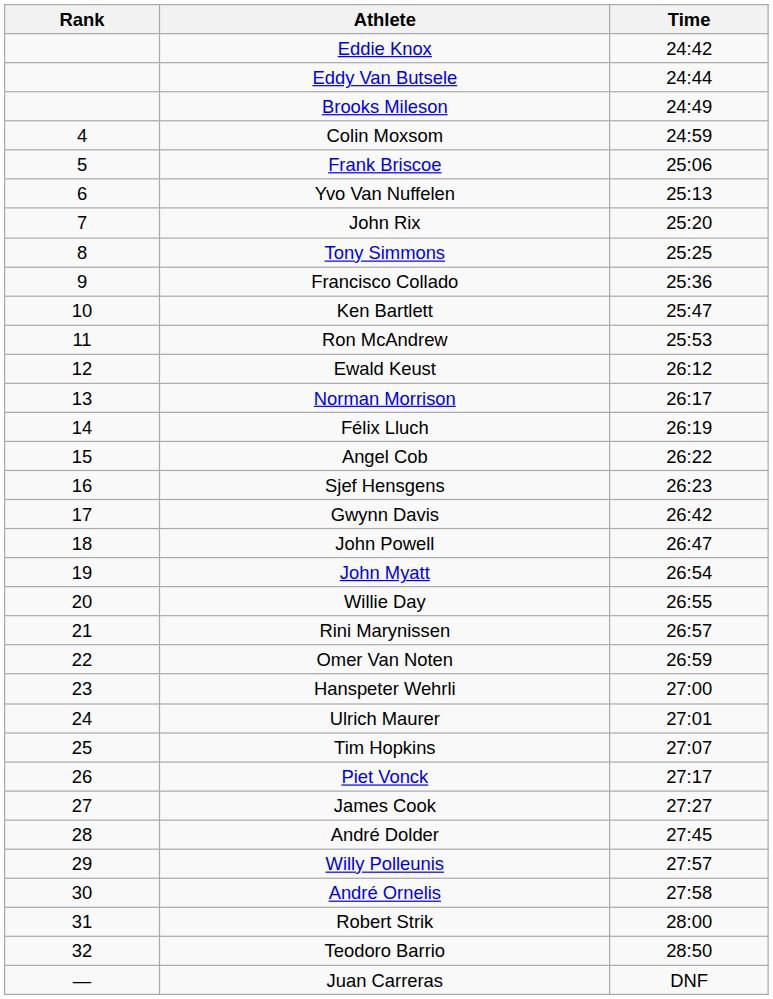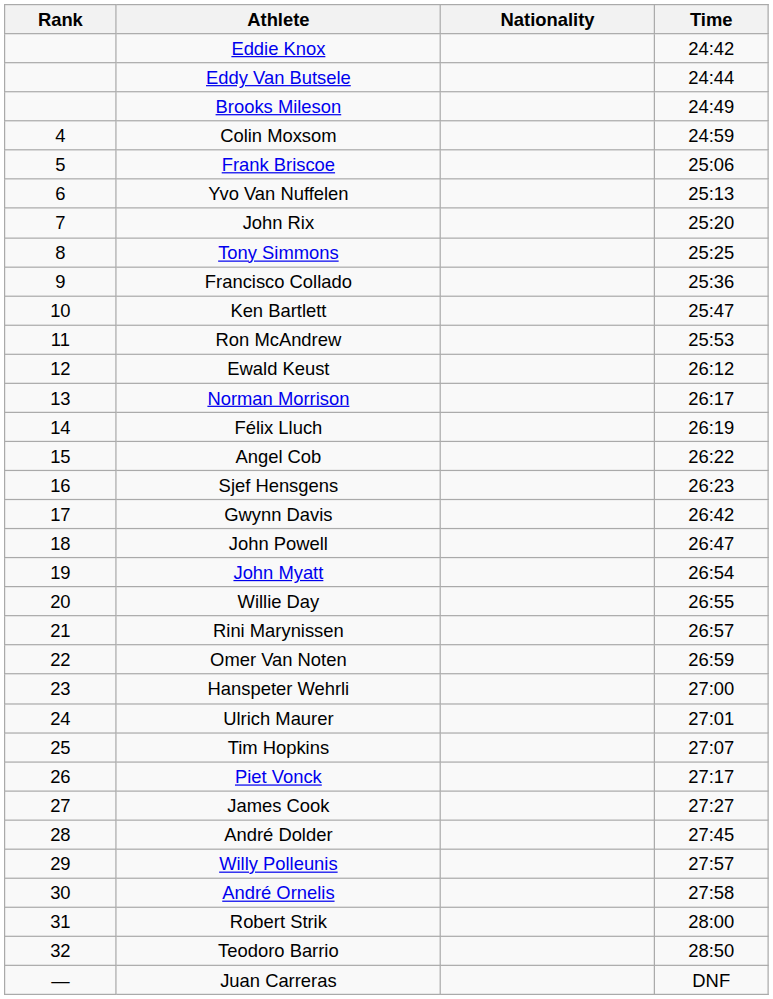+ column: (548, 19)
